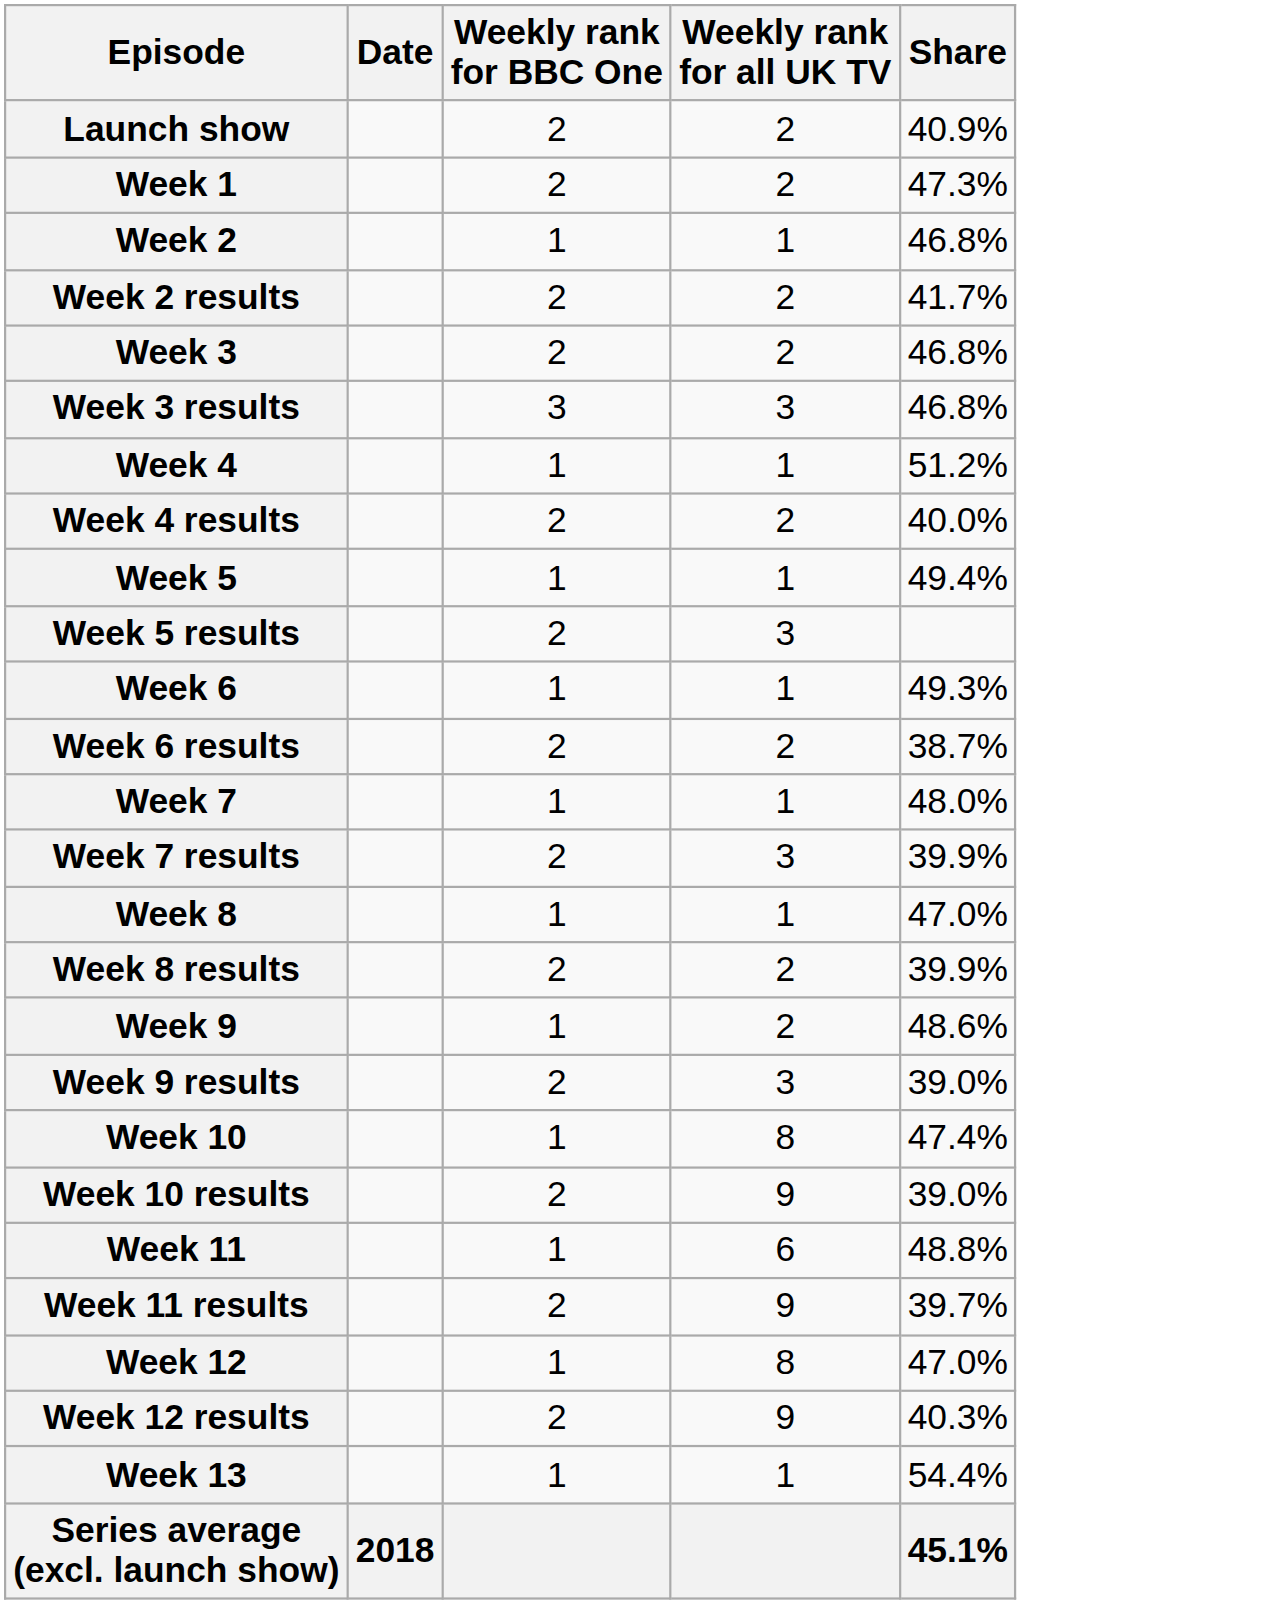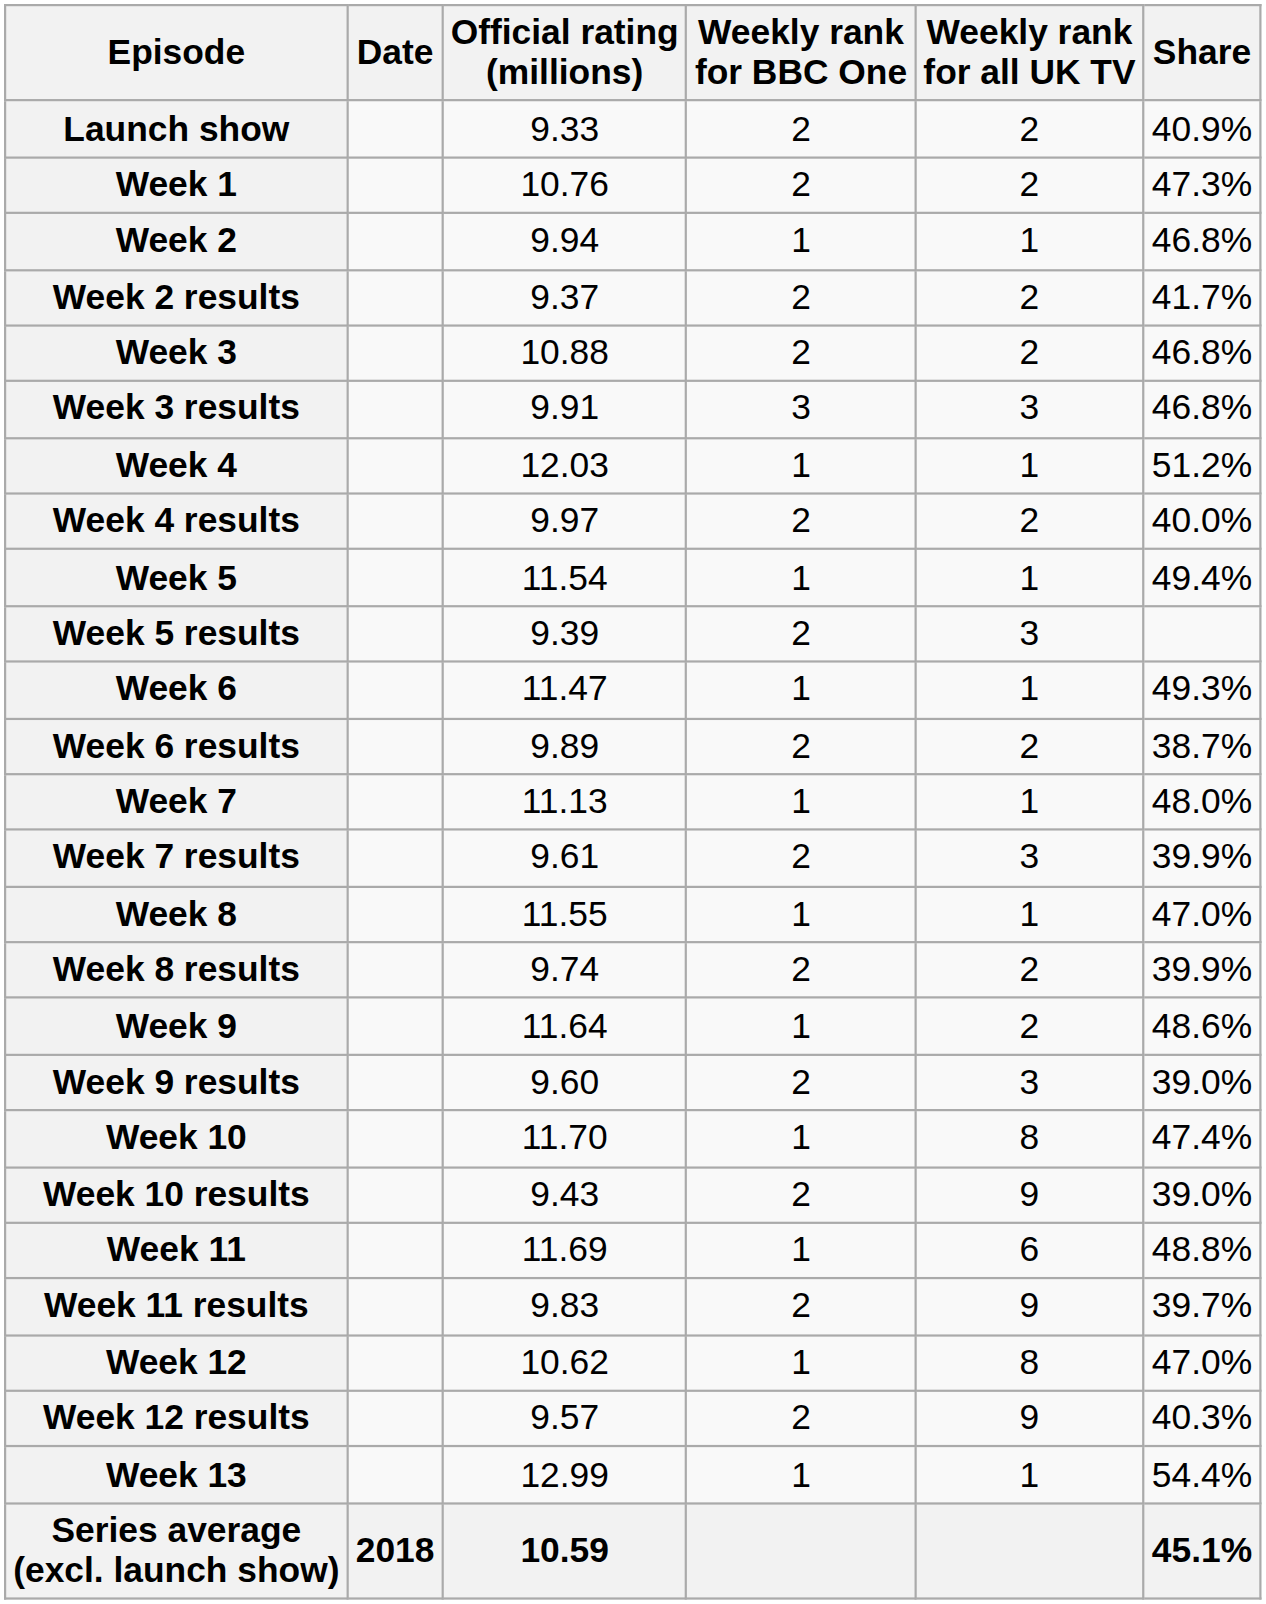+ column: (565, 52)
